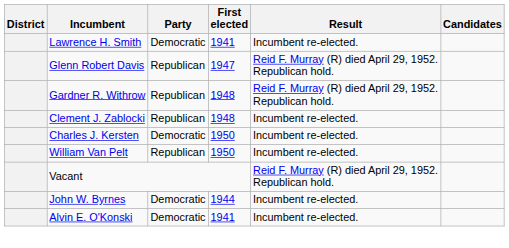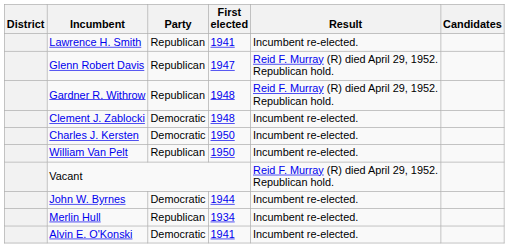(178, 42) Democratic -> (178, 42) Republican
(178, 118) Republican -> (178, 118) Democratic
+ row: (75, 217)
